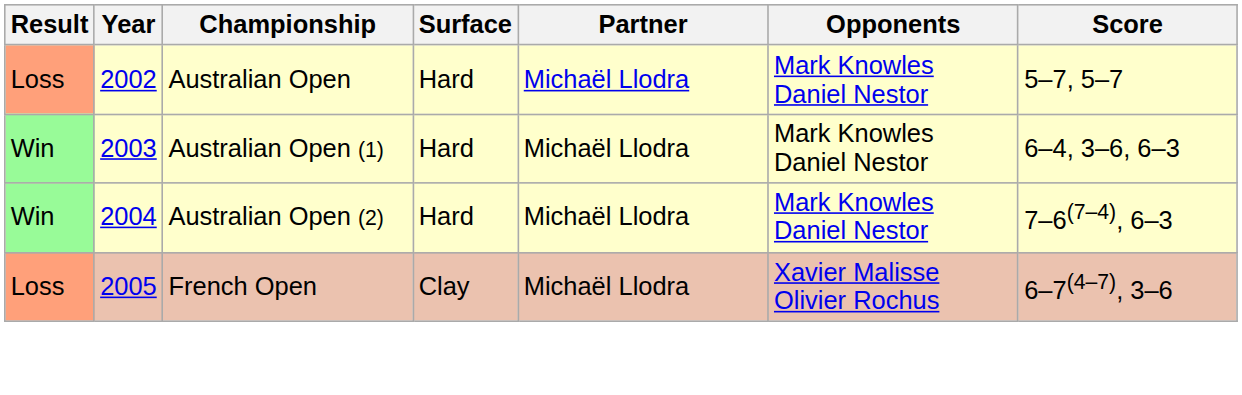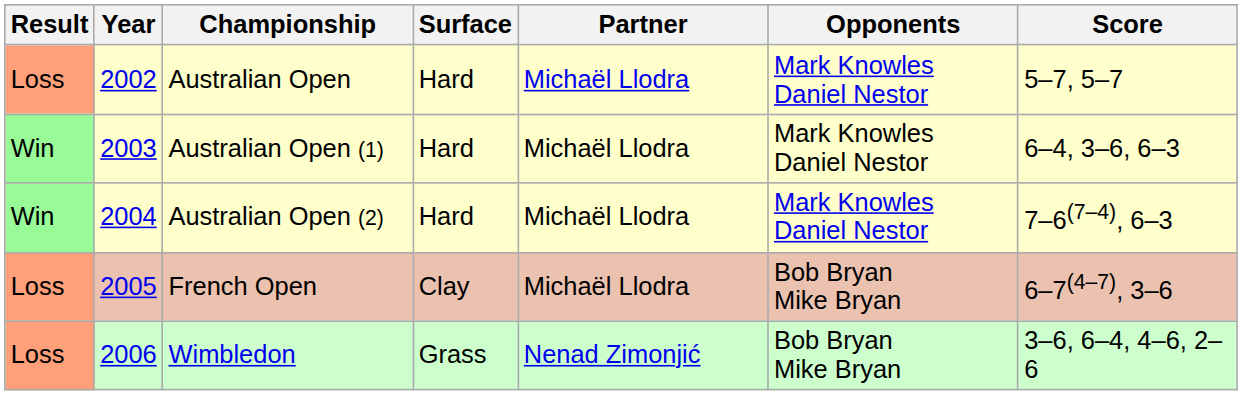(857, 286) Xavier Malisse Olivier Rochus -> (838, 286) Bob Bryan Mike Bryan
+ row: (232, 355)
